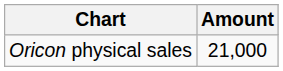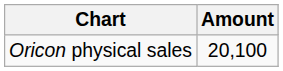(237, 50) 21,000 -> (237, 50) 20,100
